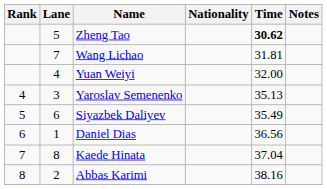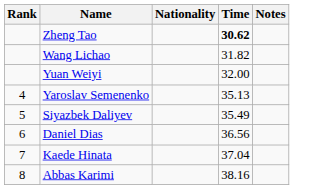- column: (56, 14)
(269, 54) 31.81 -> (235, 54) 31.82
